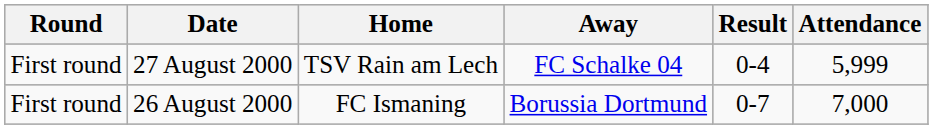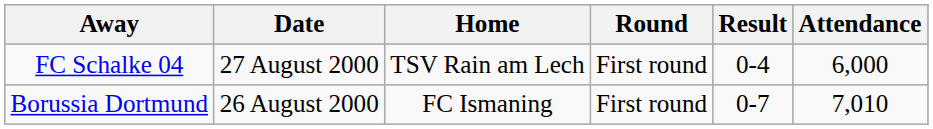columns swapped: (66, 24) <-> (608, 24)
(860, 64) 5,999 -> (860, 64) 6,000
(860, 104) 7,000 -> (860, 104) 7,010
